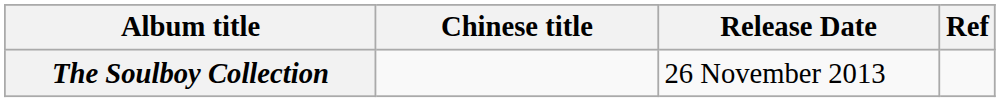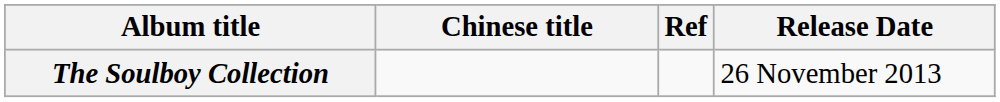columns swapped: (799, 27) <-> (968, 27)
